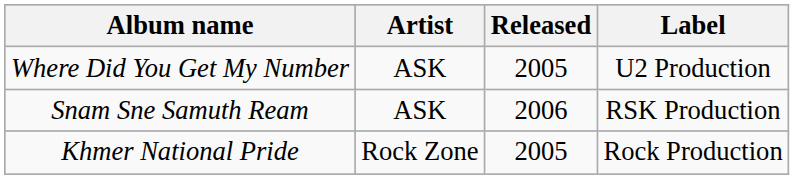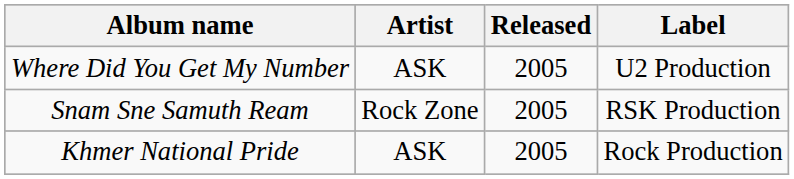(420, 109) ASK -> (420, 109) Rock Zone
(541, 109) 2006 -> (541, 109) 2005
(420, 151) Rock Zone -> (420, 151) ASK
